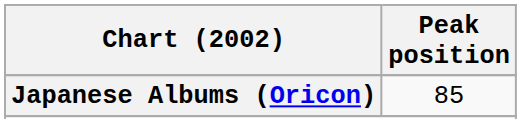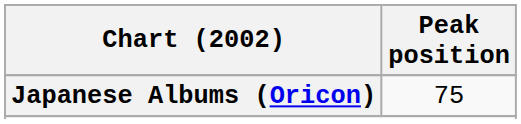(449, 96) 85 -> (449, 96) 75
